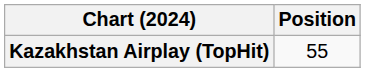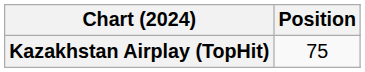(317, 51) 55 -> (317, 51) 75
